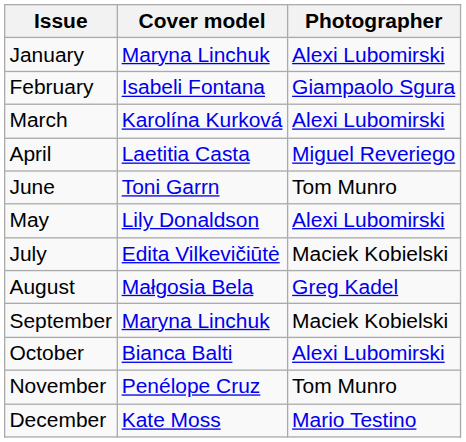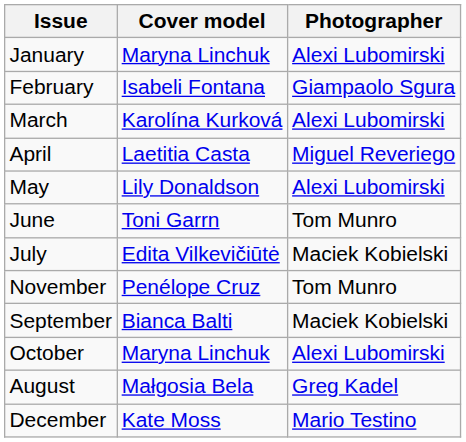rows swapped: (29, 220) <-> (32, 187)
rows swapped: (42, 287) <-> (58, 386)
(196, 320) Maryna Linchuk -> (177, 320) Bianca Balti
(177, 353) Bianca Balti -> (196, 353) Maryna Linchuk
